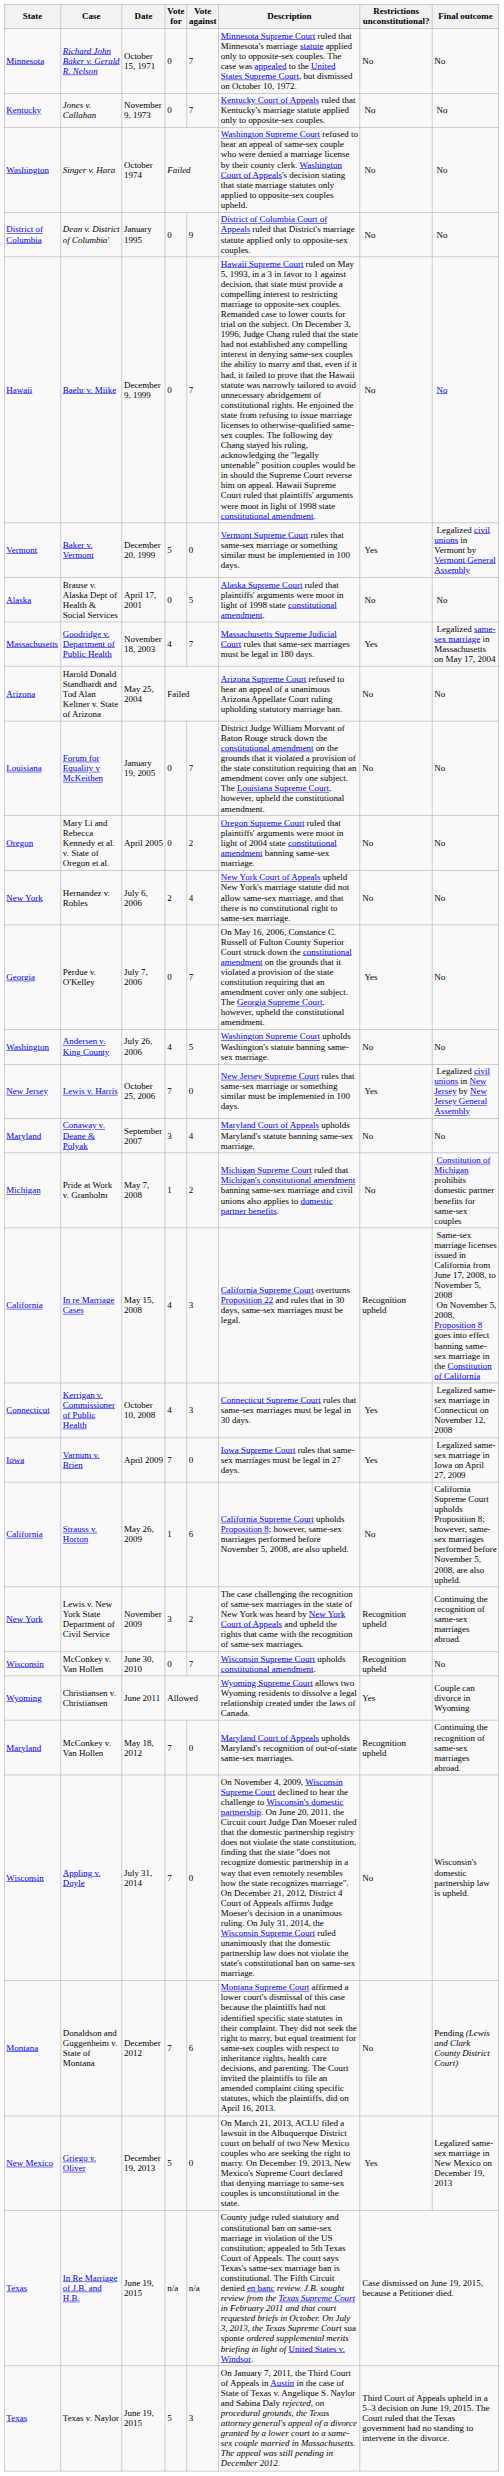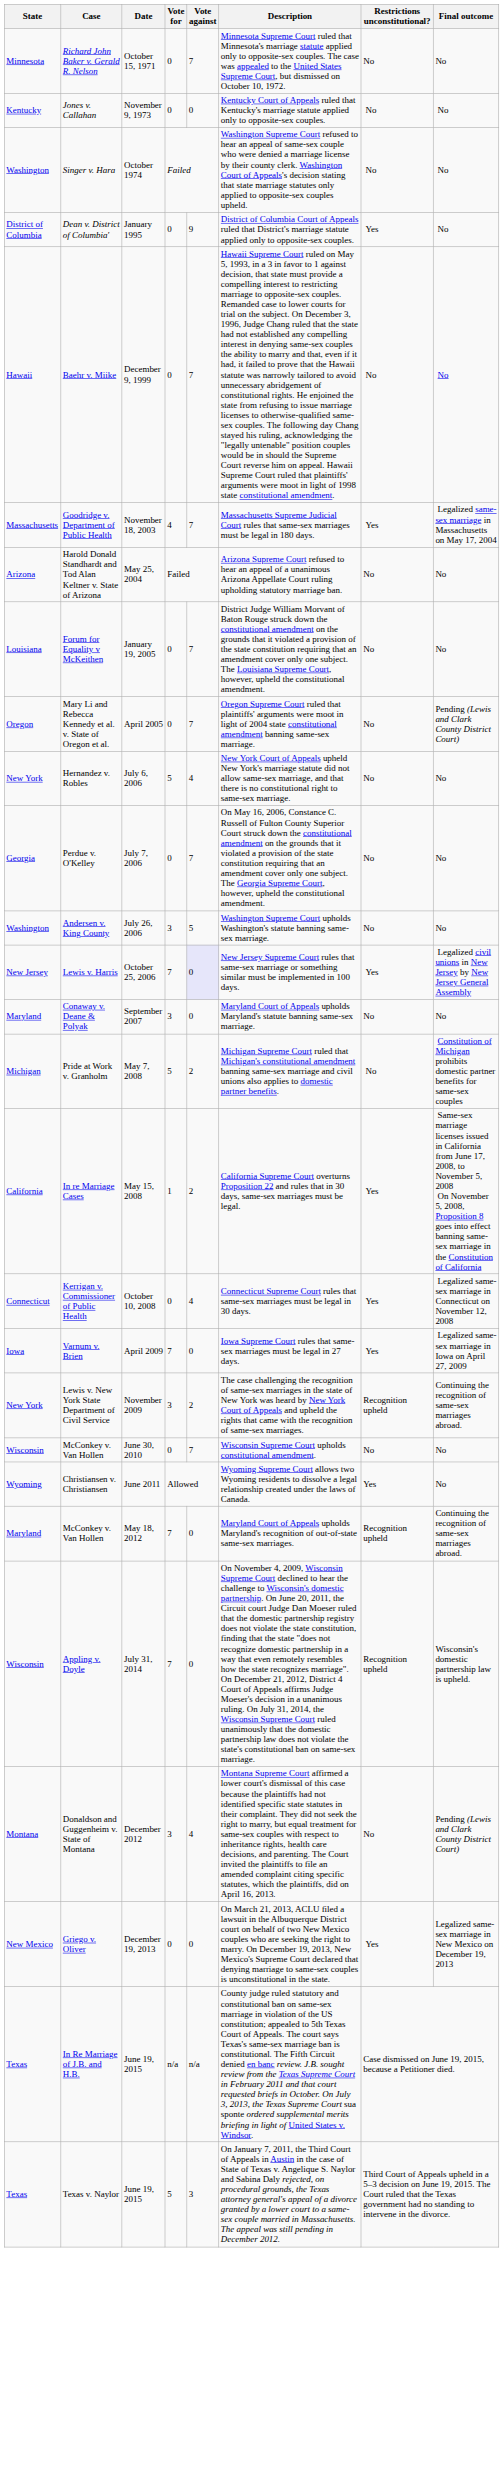(191, 110) 7 -> (191, 110) 0
(369, 234) No -> (371, 229) Yes
- row: (78, 550)
- row: (90, 599)
(191, 843) 2 -> (191, 724) 7
(440, 843) No -> (463, 724) Pending (Lewis and Clark County District Court)
(169, 897) 2 -> (170, 778) 5
(370, 977) Yes -> (369, 858) No
(169, 1047) 4 -> (170, 928) 3
(191, 1091) no background -> (191, 972) lavender background
(191, 1136) 4 -> (191, 1016) 0
(169, 1190) 1 -> (170, 1071) 5
(169, 1305) 4 -> (170, 1191) 1
(191, 1305) 3 -> (191, 1191) 2
(384, 1305) Recognition upheld -> (371, 1191) Yes
(169, 1410) 4 -> (170, 1301) 0
(191, 1410) 3 -> (191, 1301) 4
- row: (80, 1534)
(384, 1663) Recognition upheld -> (369, 1449) No
(455, 1698) Couple can divorce in Wyoming -> (441, 1484) No
(368, 1877) No -> (385, 1663) Recognition upheld
(169, 2048) 7 -> (170, 1834) 3
(191, 2048) 6 -> (191, 1834) 4
(169, 2163) 5 -> (170, 1944) 0
